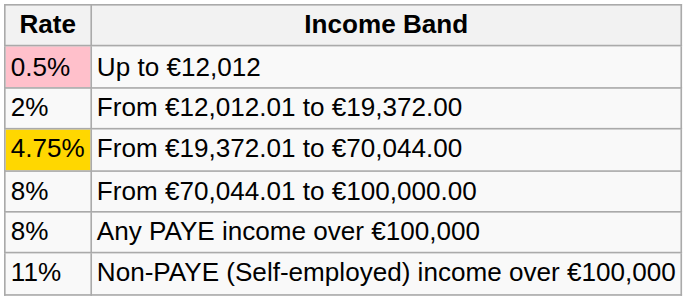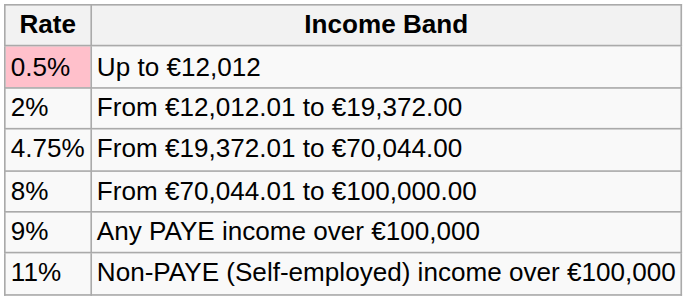(48, 149) gold background -> (48, 149) no background
(30, 231) 8% -> (30, 231) 9%
